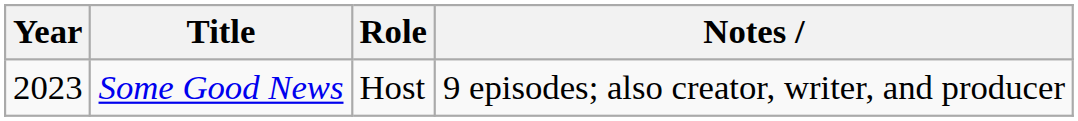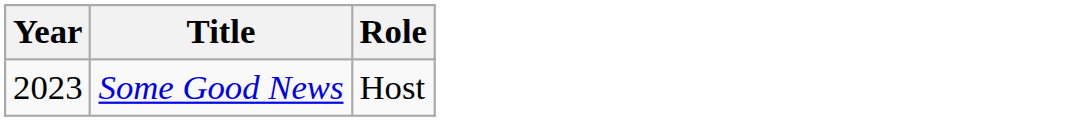- column: (754, 32)
